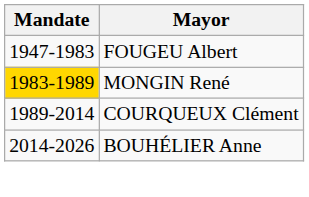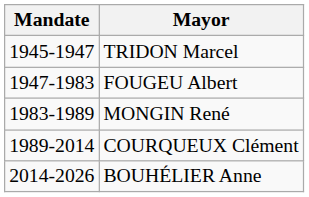+ row: (171, 51)
(52, 82) gold background -> (52, 113) no background
